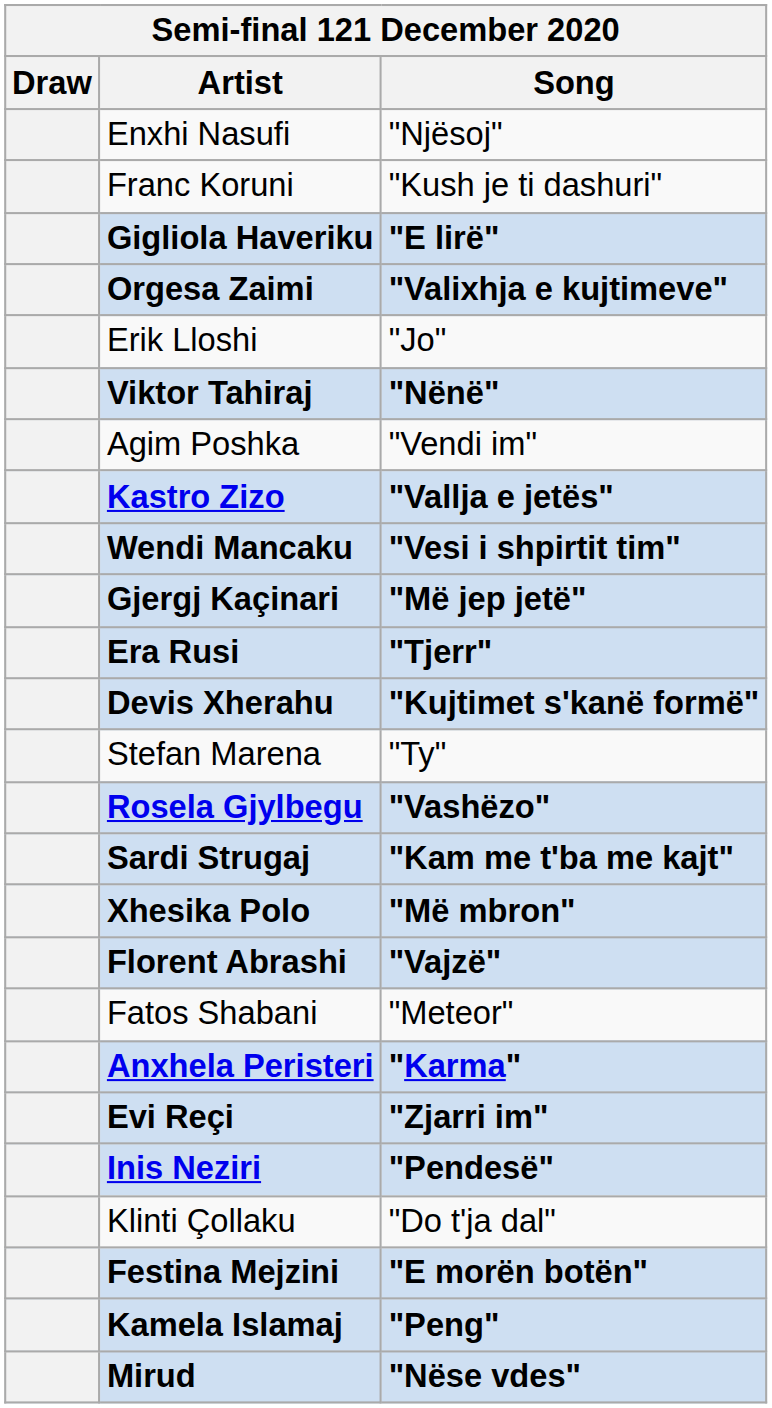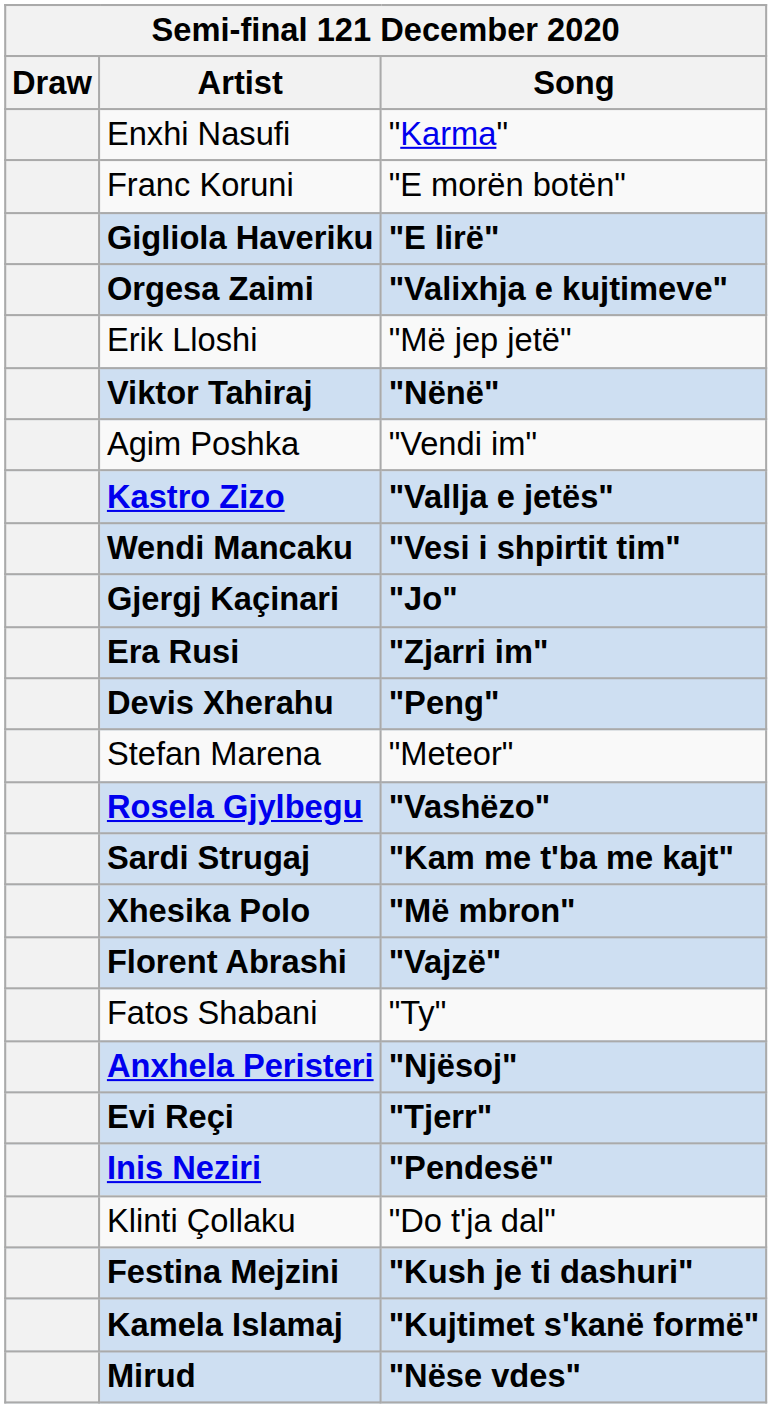(446, 133) "Njësoj" -> (448, 133) "Karma"
(525, 185) "Kush je ti dashuri" -> (507, 185) "E morën botën"
(417, 340) "Jo" -> (480, 340) "Më jep jetë"
(488, 599) "Më jep jetë" -> (423, 599) "Jo"
(440, 651) "Tjerr" -> (469, 651) "Zjarri im"
(574, 703) "Kujtimet s'kanë formë" -> (444, 703) "Peng"
(417, 755) "Ty" -> (451, 755) "Meteor"
(451, 1013) "Meteor" -> (417, 1013) "Ty"
(455, 1065) "Karma" -> (453, 1065) "Njësoj"
(469, 1117) "Zjarri im" -> (440, 1117) "Tjerr"
(518, 1272) "E morën botën" -> (541, 1272) "Kush je ti dashuri"
(444, 1324) "Peng" -> (574, 1324) "Kujtimet s'kanë formë"
